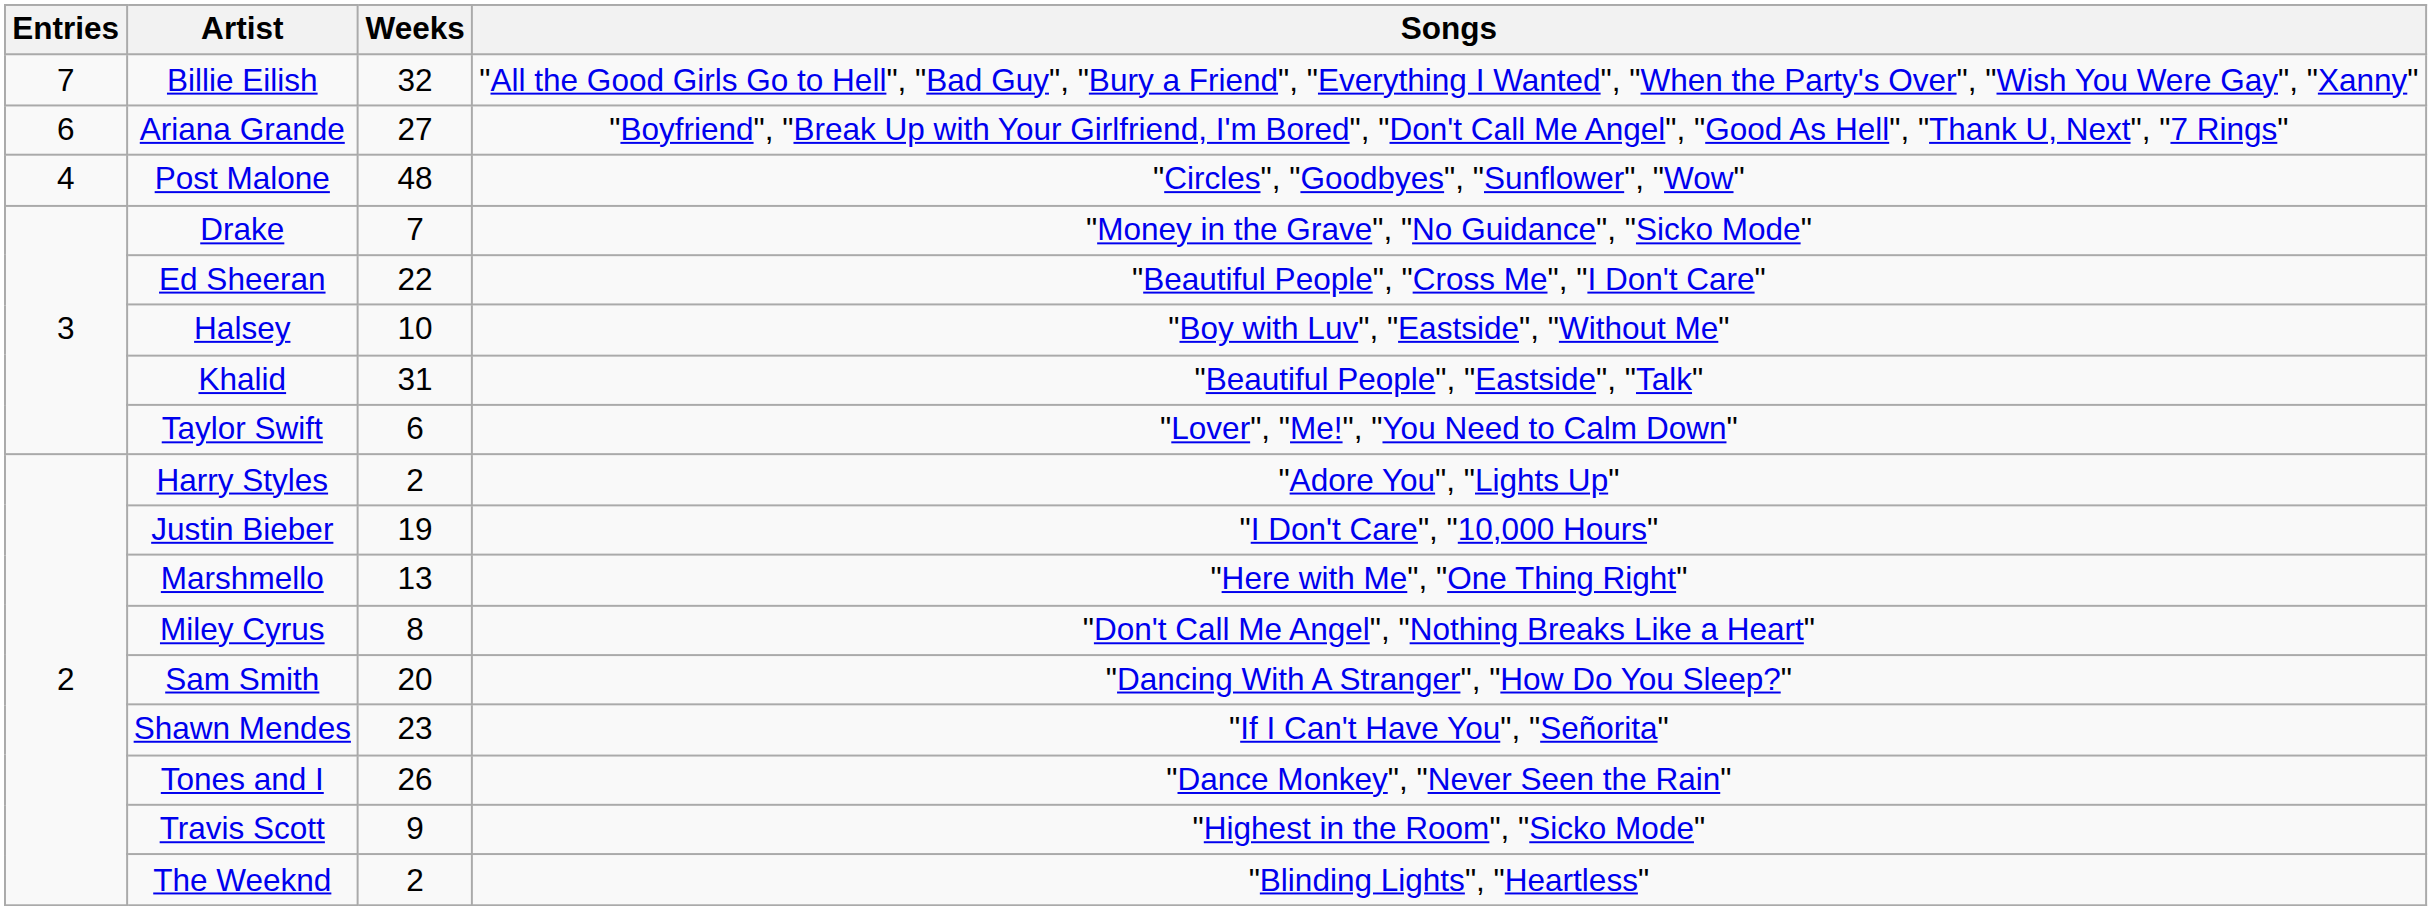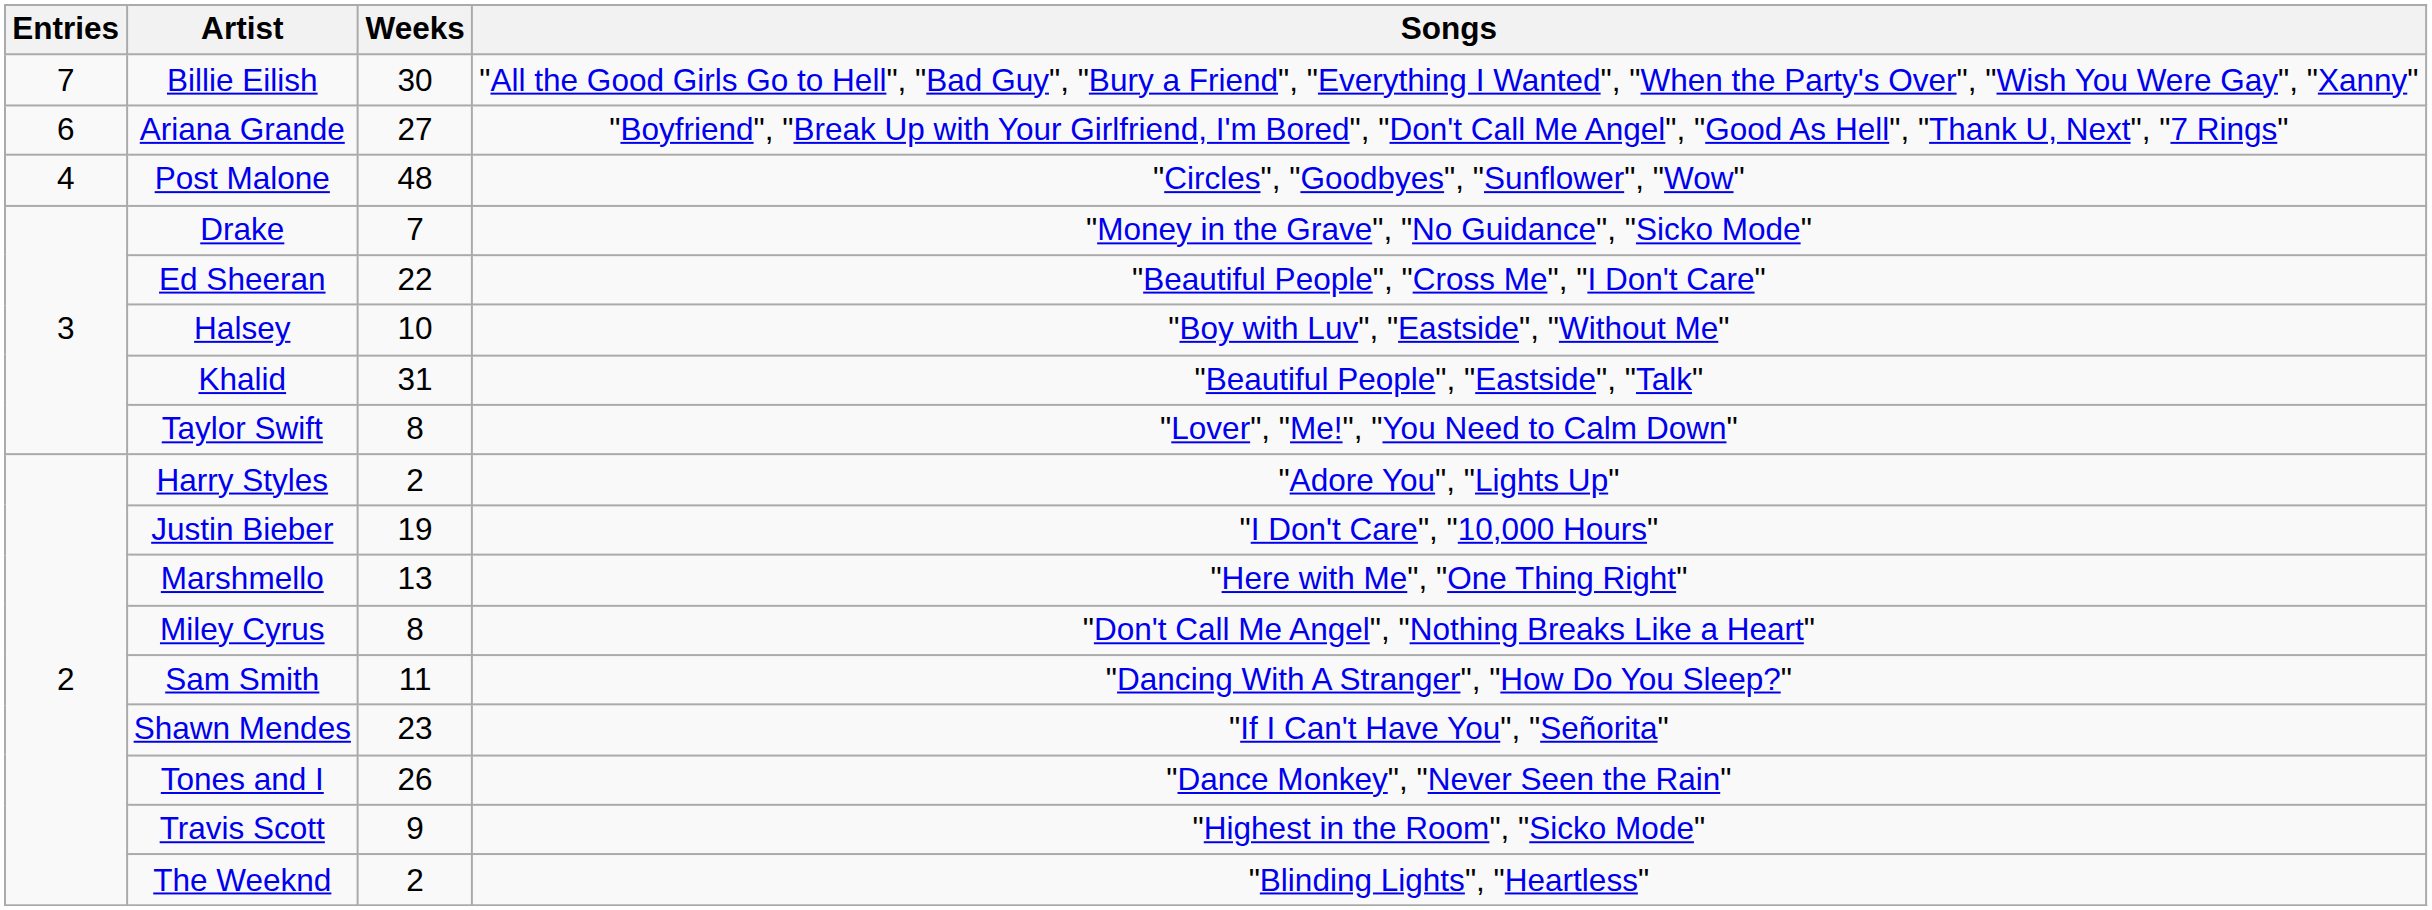(415, 79) 32 -> (415, 79) 30
(415, 429) 6 -> (415, 429) 8
(415, 679) 20 -> (415, 679) 11
